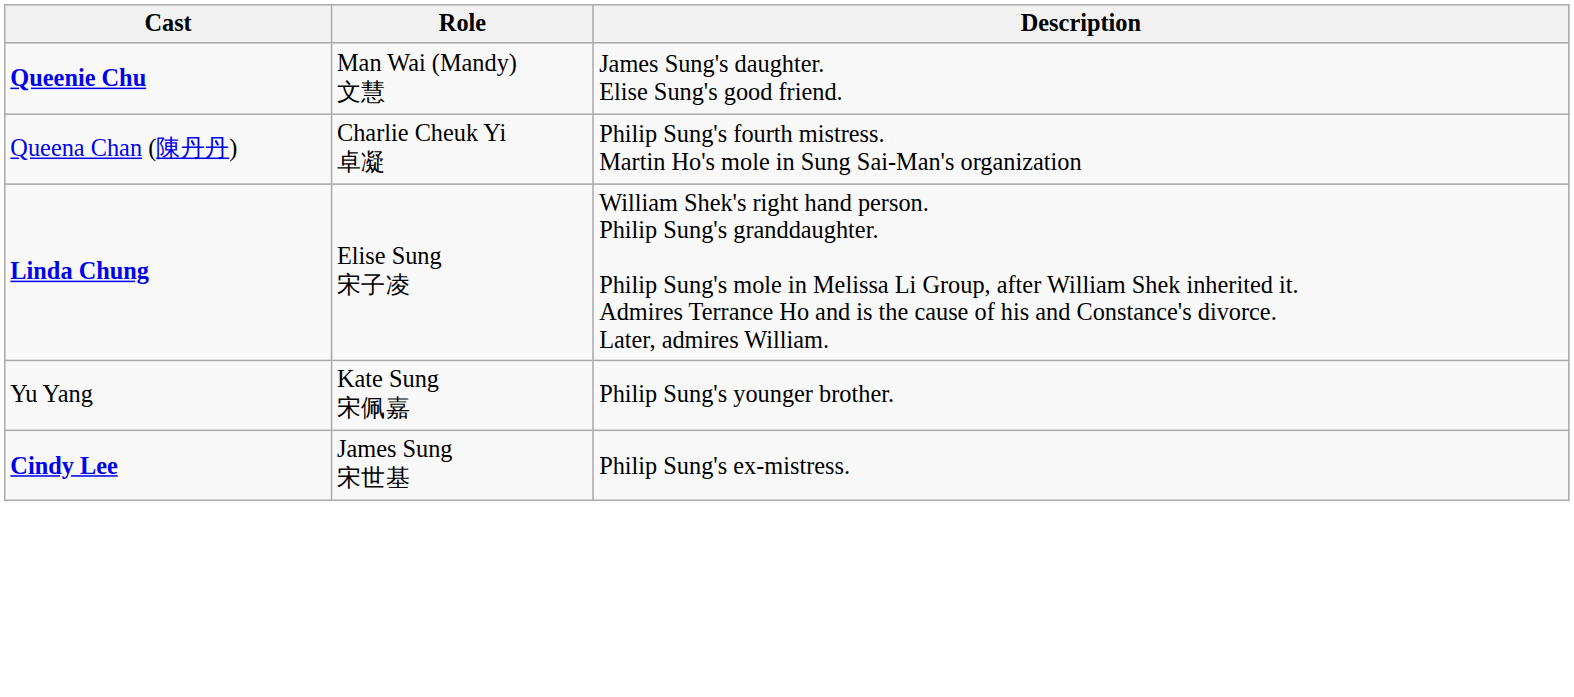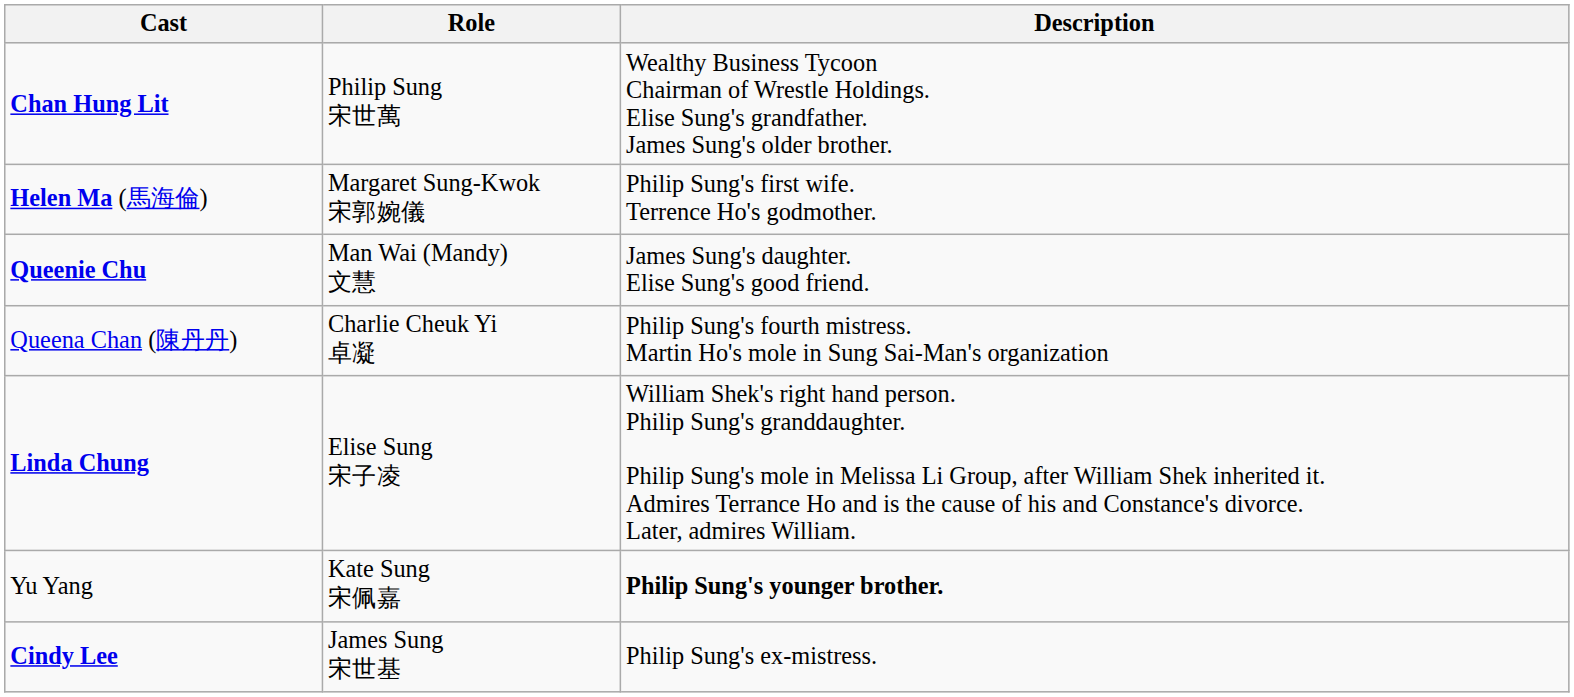+ row: (89, 103)
+ row: (109, 198)
(747, 394) normal -> (785, 585) bold
